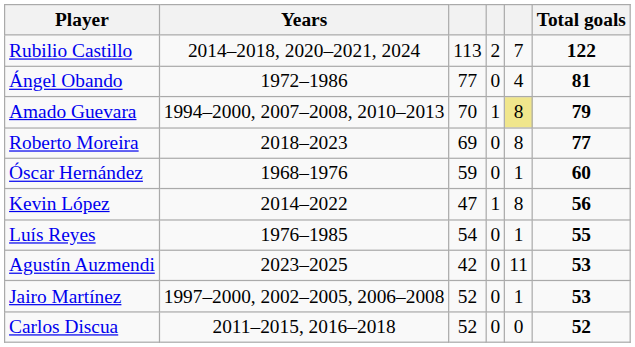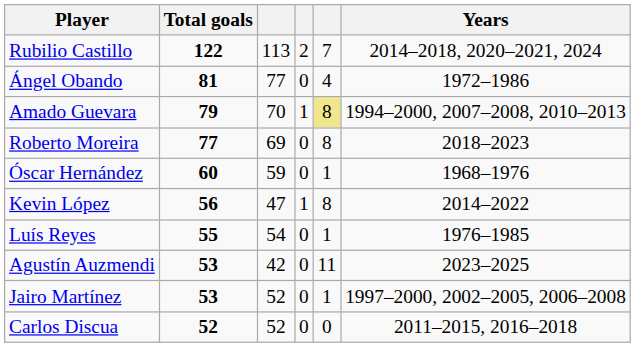columns swapped: (304, 19) <-> (581, 19)
